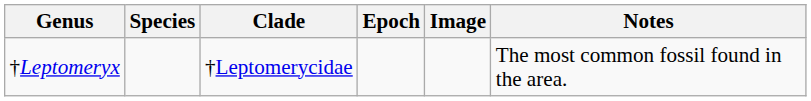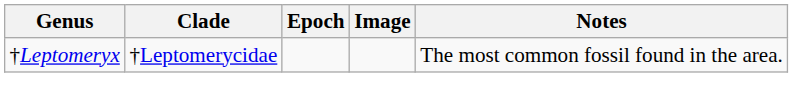- column: (162, 21)
